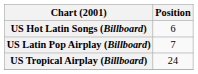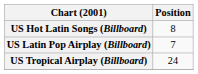(173, 28) 6 -> (173, 28) 8
